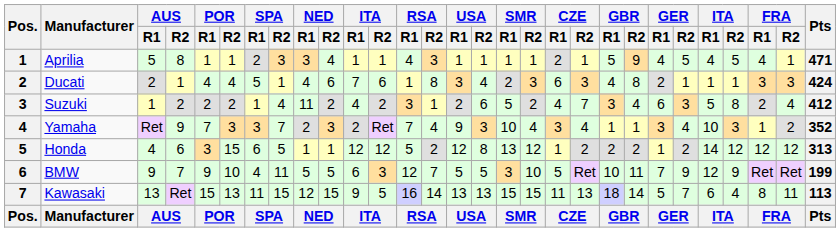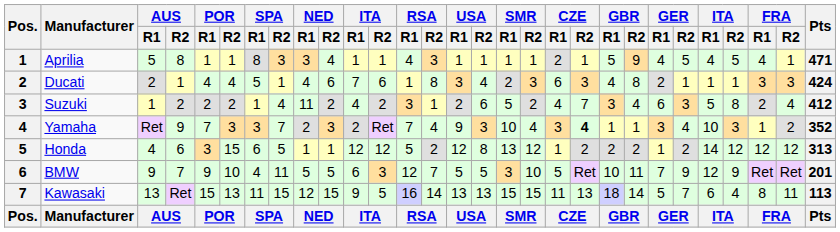(257, 60) 2 -> (257, 60) 8
(585, 127) normal -> (585, 127) bold
(820, 171) 199 -> (820, 171) 201
